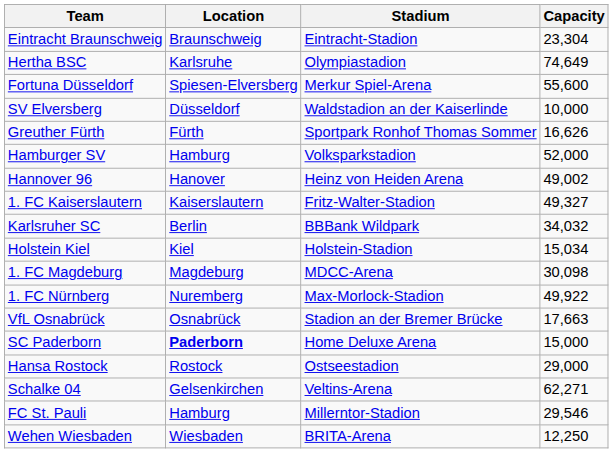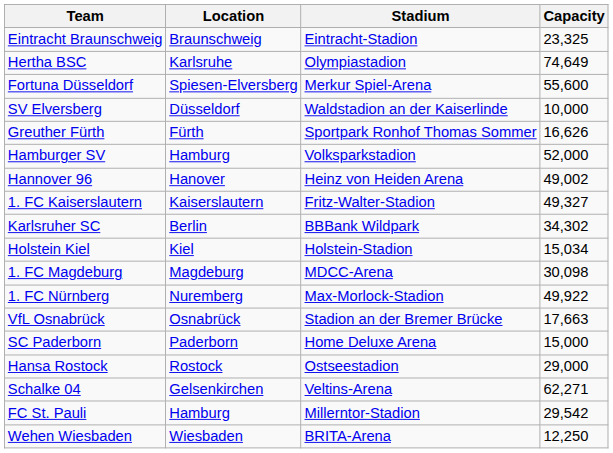(566, 39) 23,304 -> (566, 39) 23,325
(566, 226) 34,032 -> (566, 226) 34,302
(206, 343) bold -> (204, 343) normal
(566, 413) 29,546 -> (566, 413) 29,542
